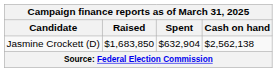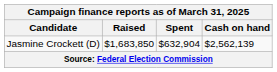(229, 43) $2,562,138 -> (229, 43) $2,562,139
